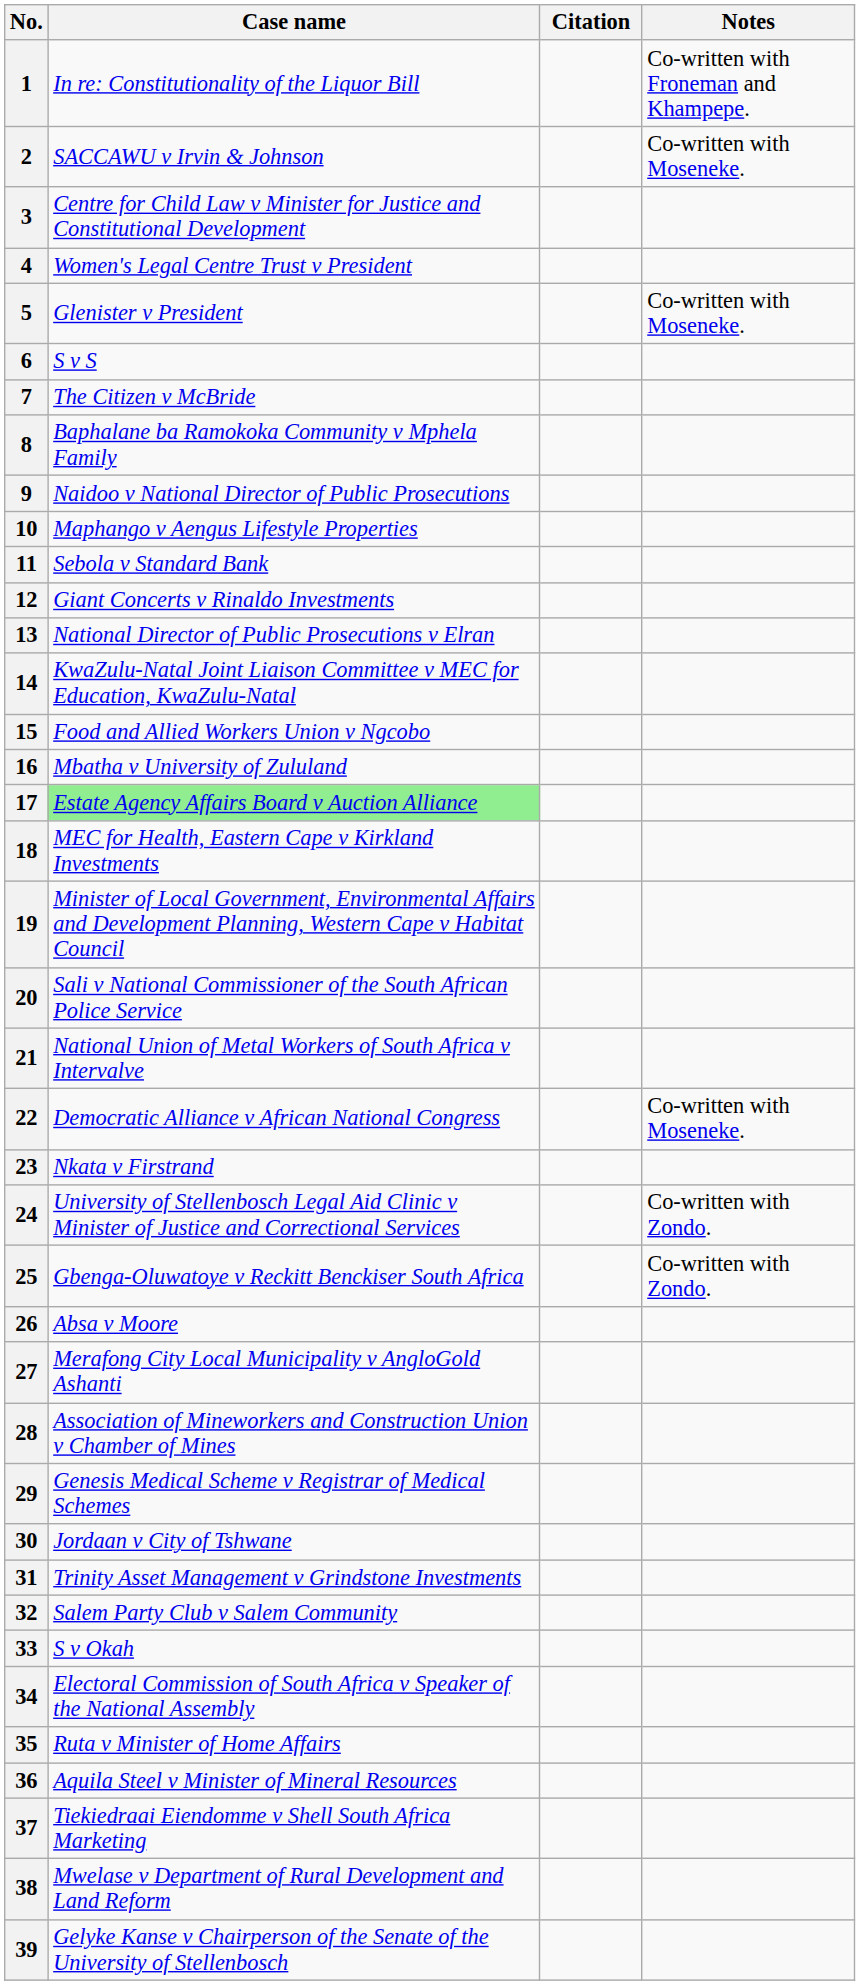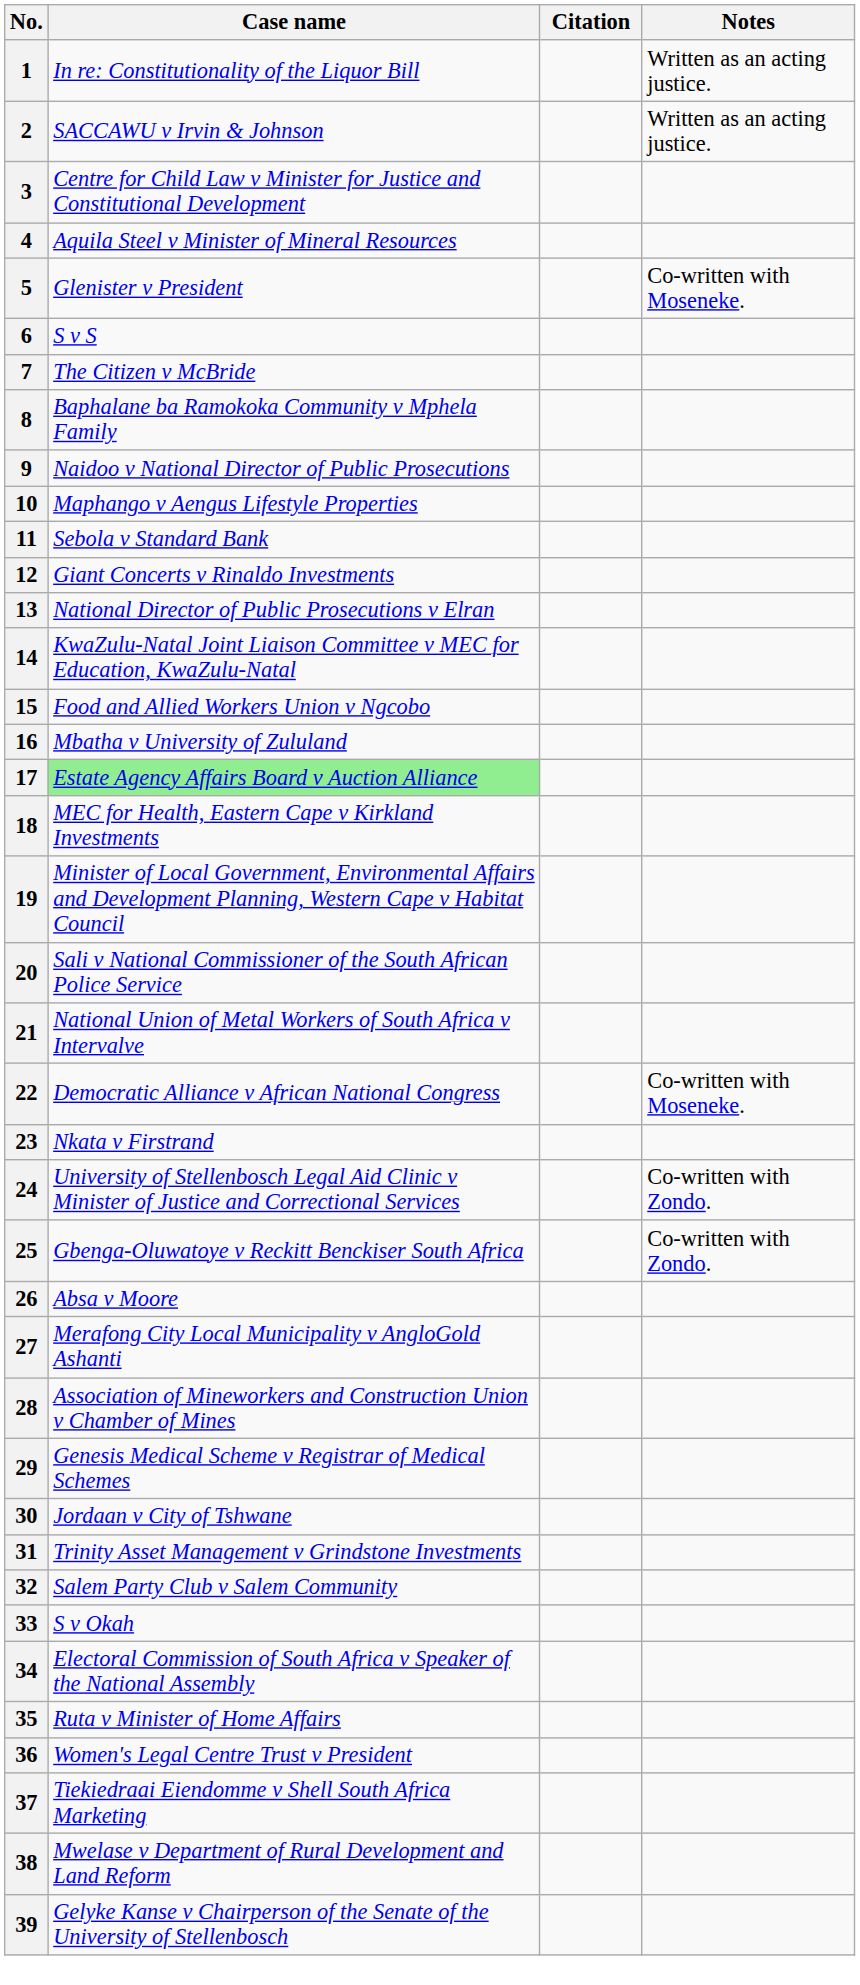(718, 82) Co-written with Froneman and Khampepe. -> (737, 70) Written as an acting justice.
(718, 156) Co-written with Moseneke. -> (737, 131) Written as an acting justice.
(233, 265) Women's Legal Centre Trust v President -> (255, 239) Aquila Steel v Minister of Mineral Resources
(255, 1779) Aquila Steel v Minister of Mineral Resources -> (233, 1754) Women's Legal Centre Trust v President
